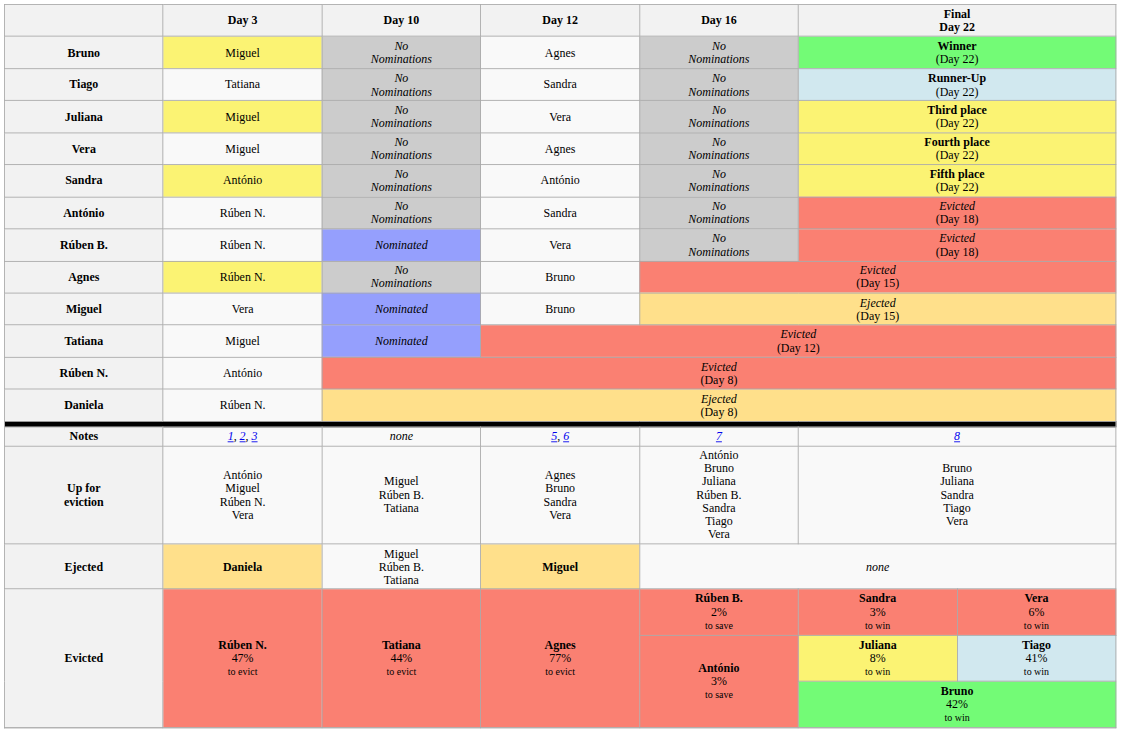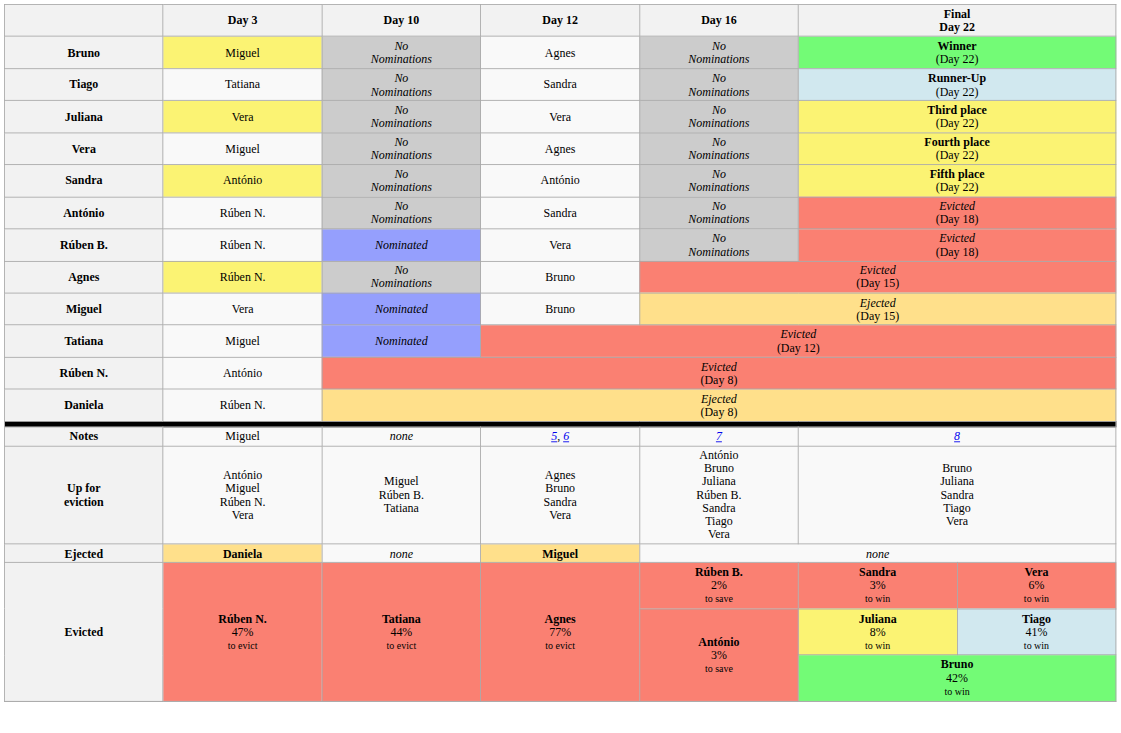(243, 116) Miguel -> (243, 116) Vera
(243, 436) 1, 2, 3 -> (243, 436) Miguel
(401, 566) Miguel Rúben B. Tatiana -> (401, 553) none
